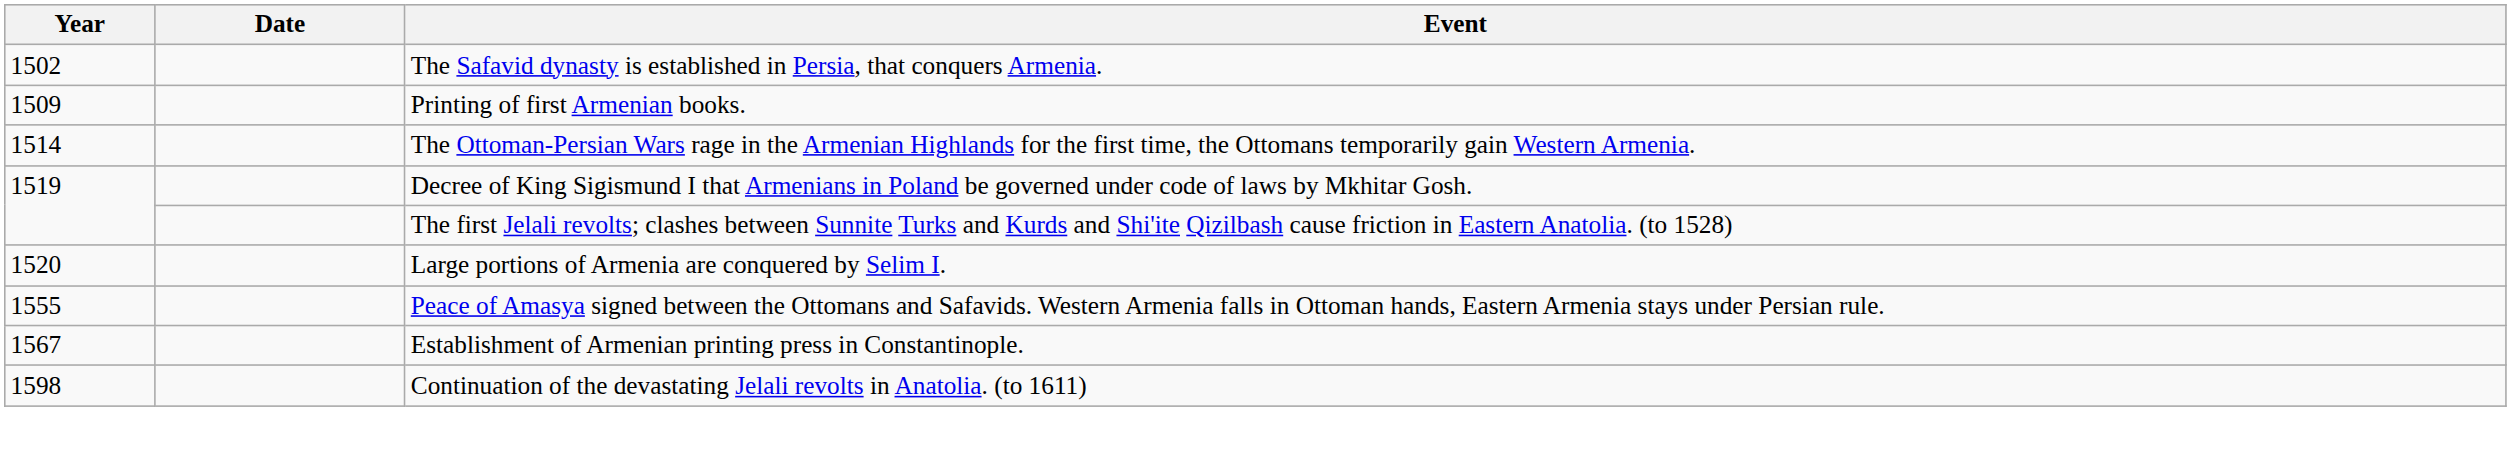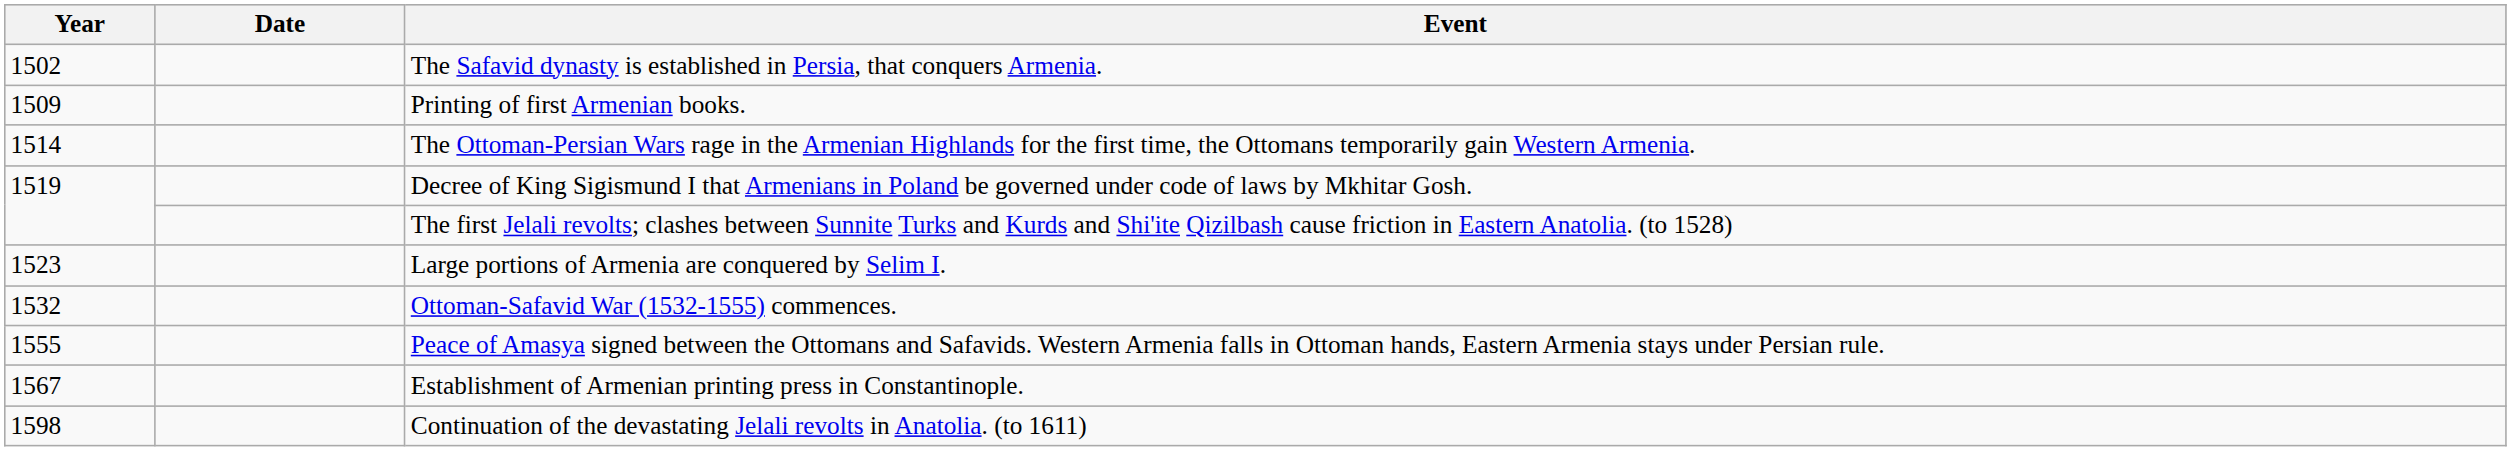(36, 265) 1520 -> (36, 265) 1523
+ row: (654, 305)
